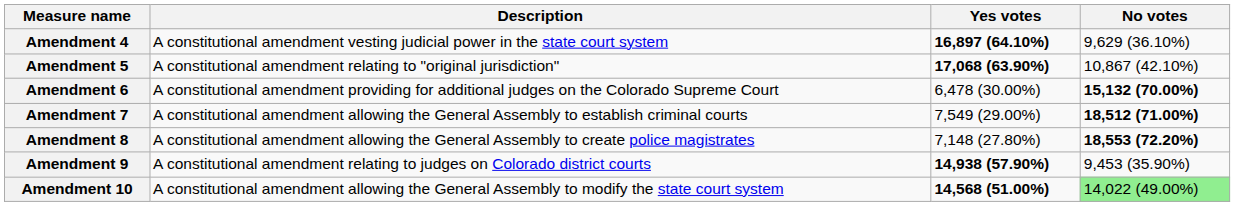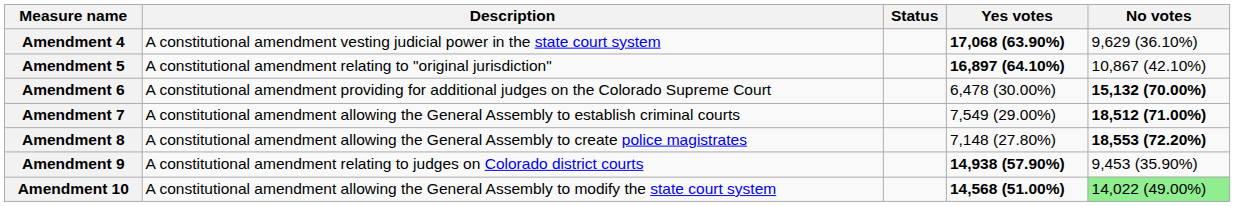+ column: (915, 16)
(992, 41) 16,897 (64.10%) -> (1007, 41) 17,068 (63.90%)
(992, 66) 17,068 (63.90%) -> (1007, 66) 16,897 (64.10%)
